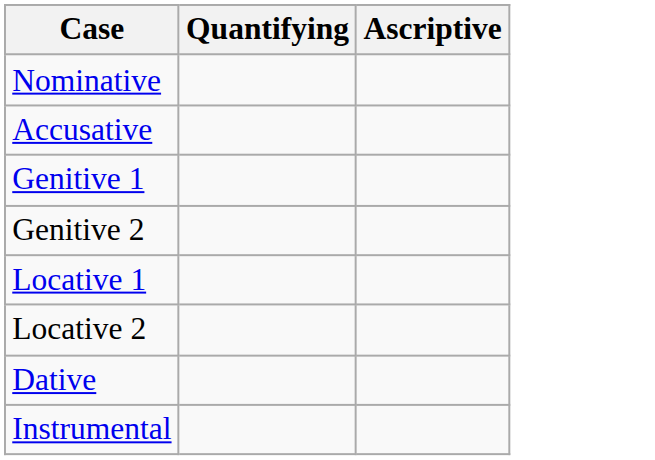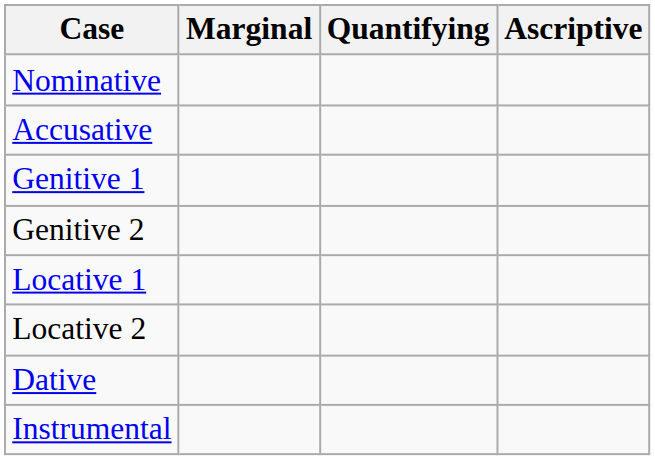+ column: (249, 29)
